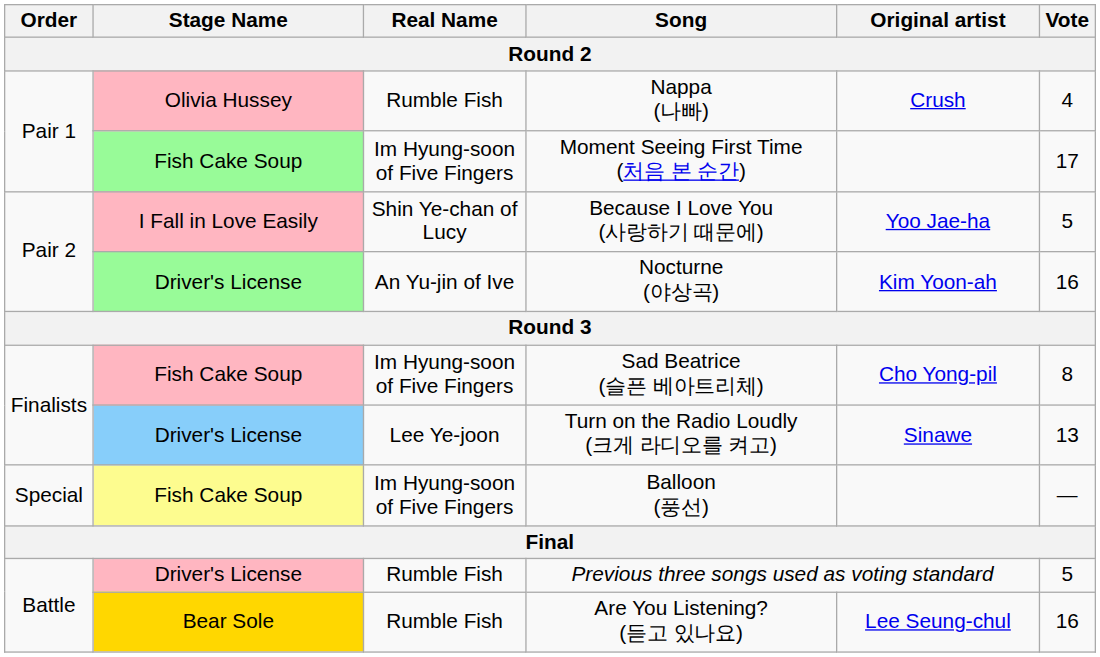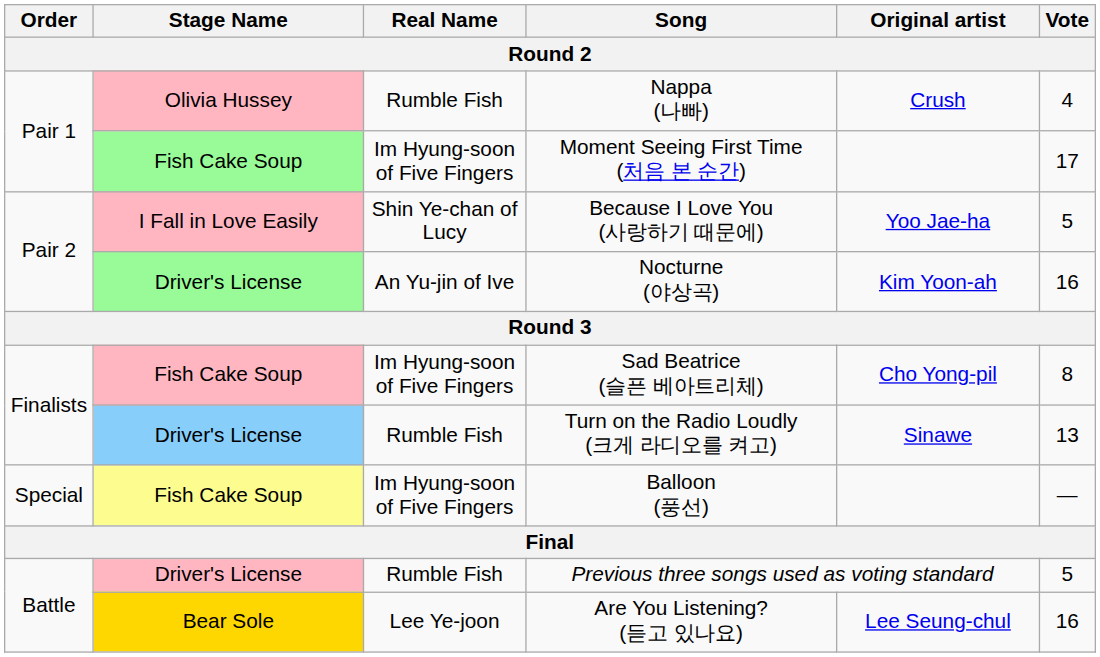(445, 435) Lee Ye-joon -> (445, 435) Rumble Fish
(445, 621) Rumble Fish -> (445, 621) Lee Ye-joon
